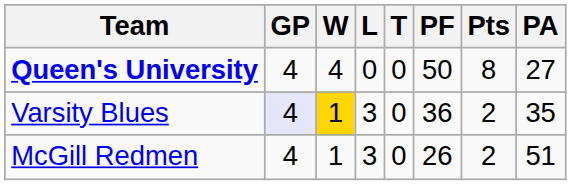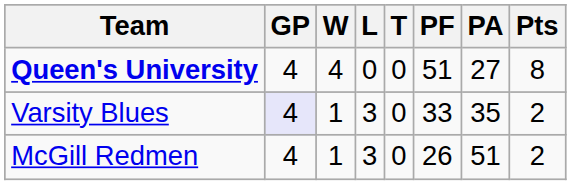columns swapped: (541, 26) <-> (489, 26)
(437, 69) 50 -> (437, 69) 51
(336, 112) gold background -> (336, 112) no background
(437, 112) 36 -> (437, 112) 33
